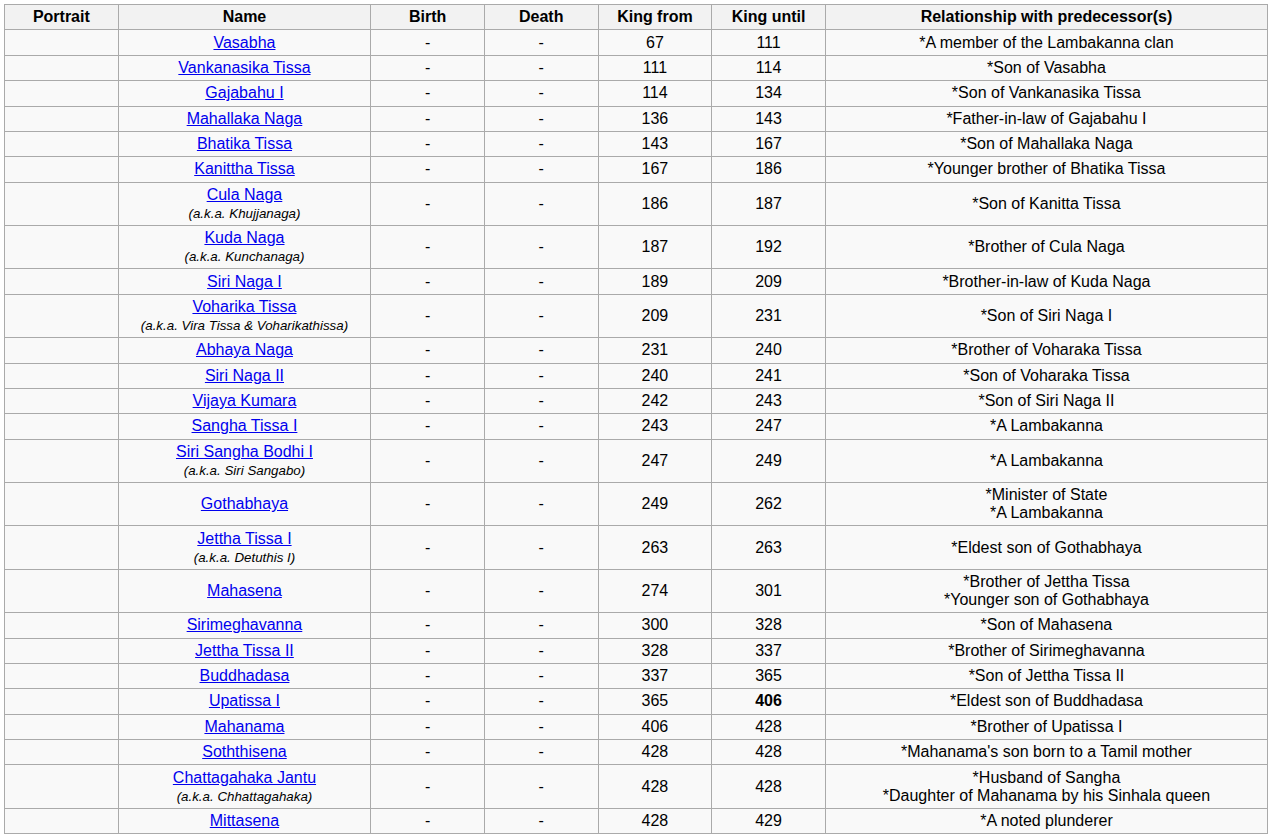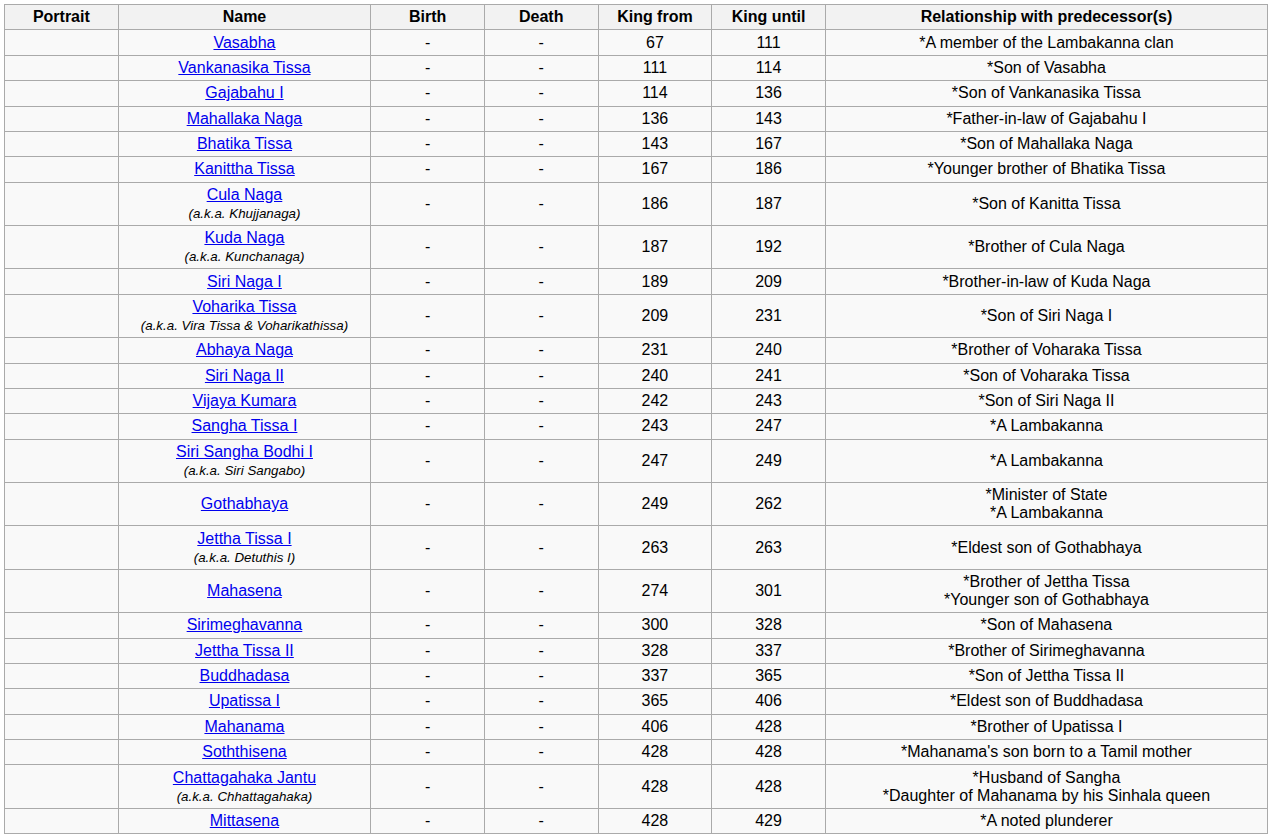(769, 93) 134 -> (769, 93) 136
(769, 701) bold -> (769, 701) normal
